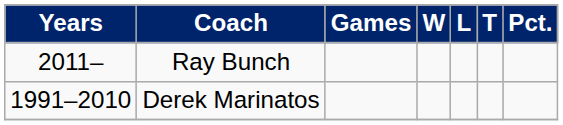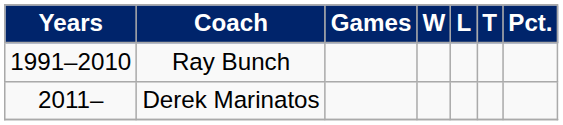(71, 61) 2011– -> (71, 61) 1991–2010
(71, 100) 1991–2010 -> (71, 100) 2011–
